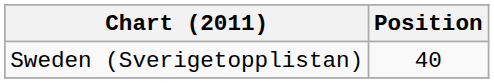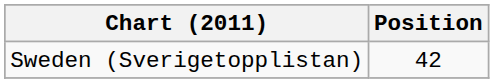(428, 60) 40 -> (428, 60) 42
